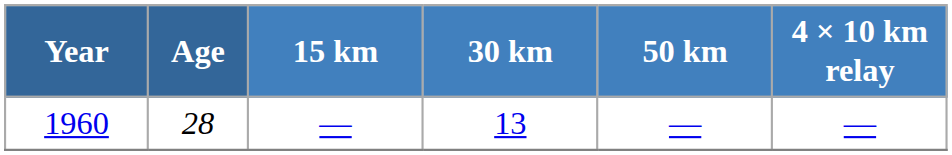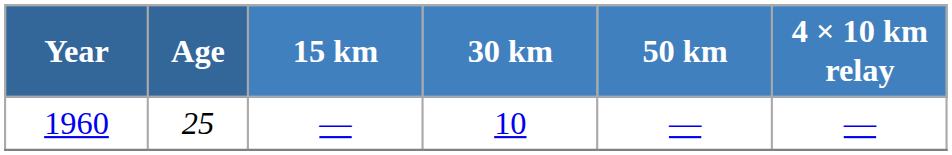(198, 123) 28 -> (198, 123) 25
(510, 123) 13 -> (510, 123) 10
